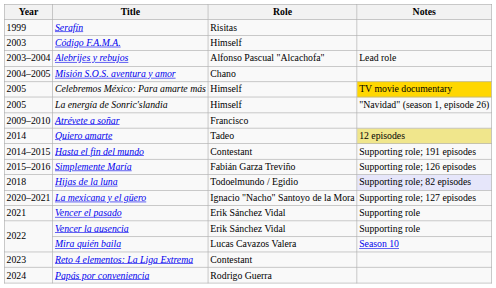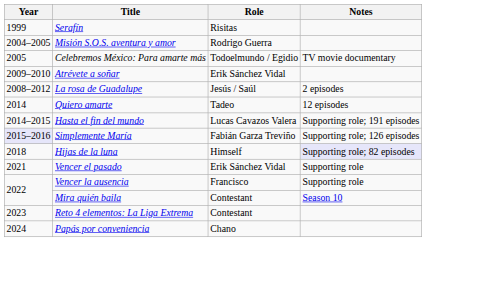- row: (88, 43)
- row: (92, 58)
(223, 74) Chano -> (241, 43) Rodrigo Guerra
(226, 89) Himself -> (254, 58) Todoelmundo / Egidio
(406, 89) gold background -> (349, 58) no background
- row: (111, 105)
(229, 120) Francisco -> (248, 74) Erik Sánchez Vidal
+ row: (99, 89)
(382, 136) khaki background -> (325, 105) no background
(231, 151) Contestant -> (253, 120) Lucas Cavazos Valera
(29, 167) no background -> (29, 136) lavender background
(254, 182) Todoelmundo / Egidio -> (226, 151) Himself
- row: (101, 197)
(248, 228) Erik Sánchez Vidal -> (229, 182) Francisco
(253, 244) Lucas Cavazos Valera -> (231, 197) Contestant
(241, 275) Rodrigo Guerra -> (223, 228) Chano
